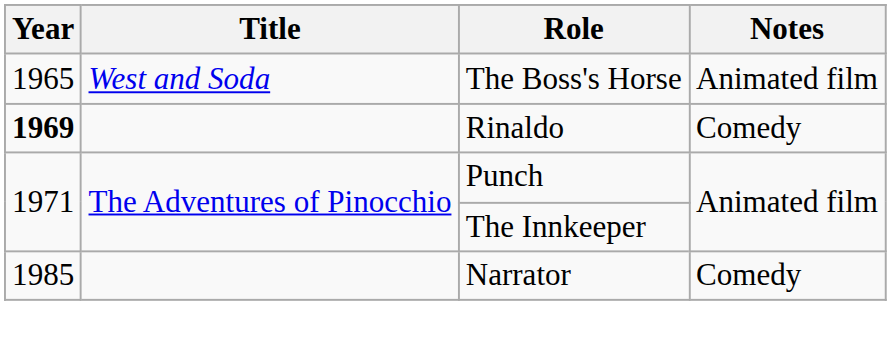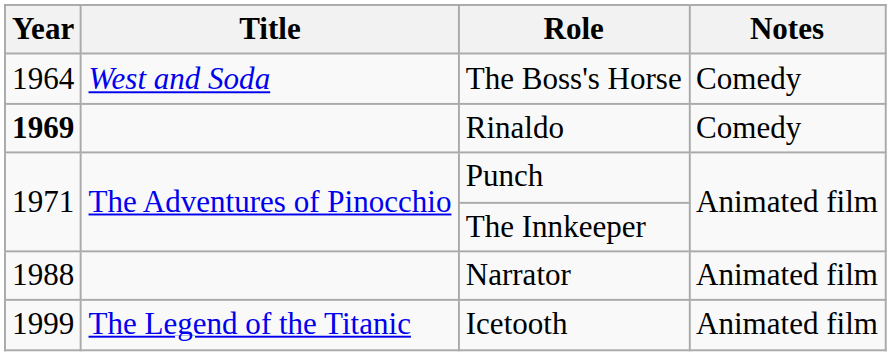(43, 78) 1965 -> (43, 78) 1964
(787, 78) Animated film -> (749, 78) Comedy
(43, 275) 1985 -> (43, 275) 1988
(749, 275) Comedy -> (787, 275) Animated film
+ row: (517, 324)
